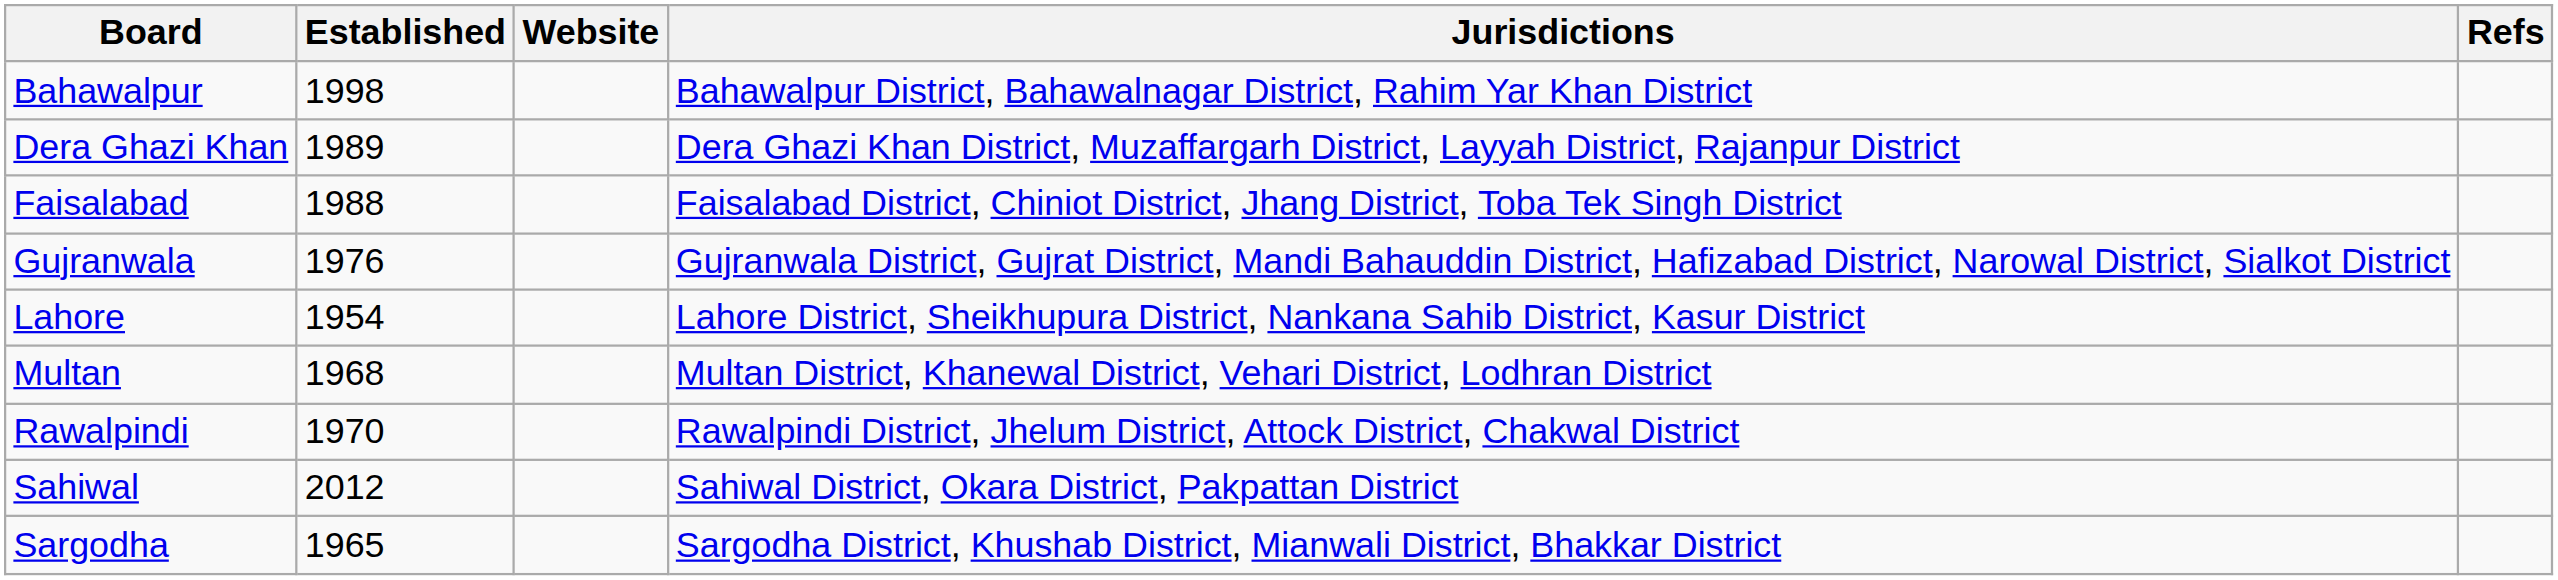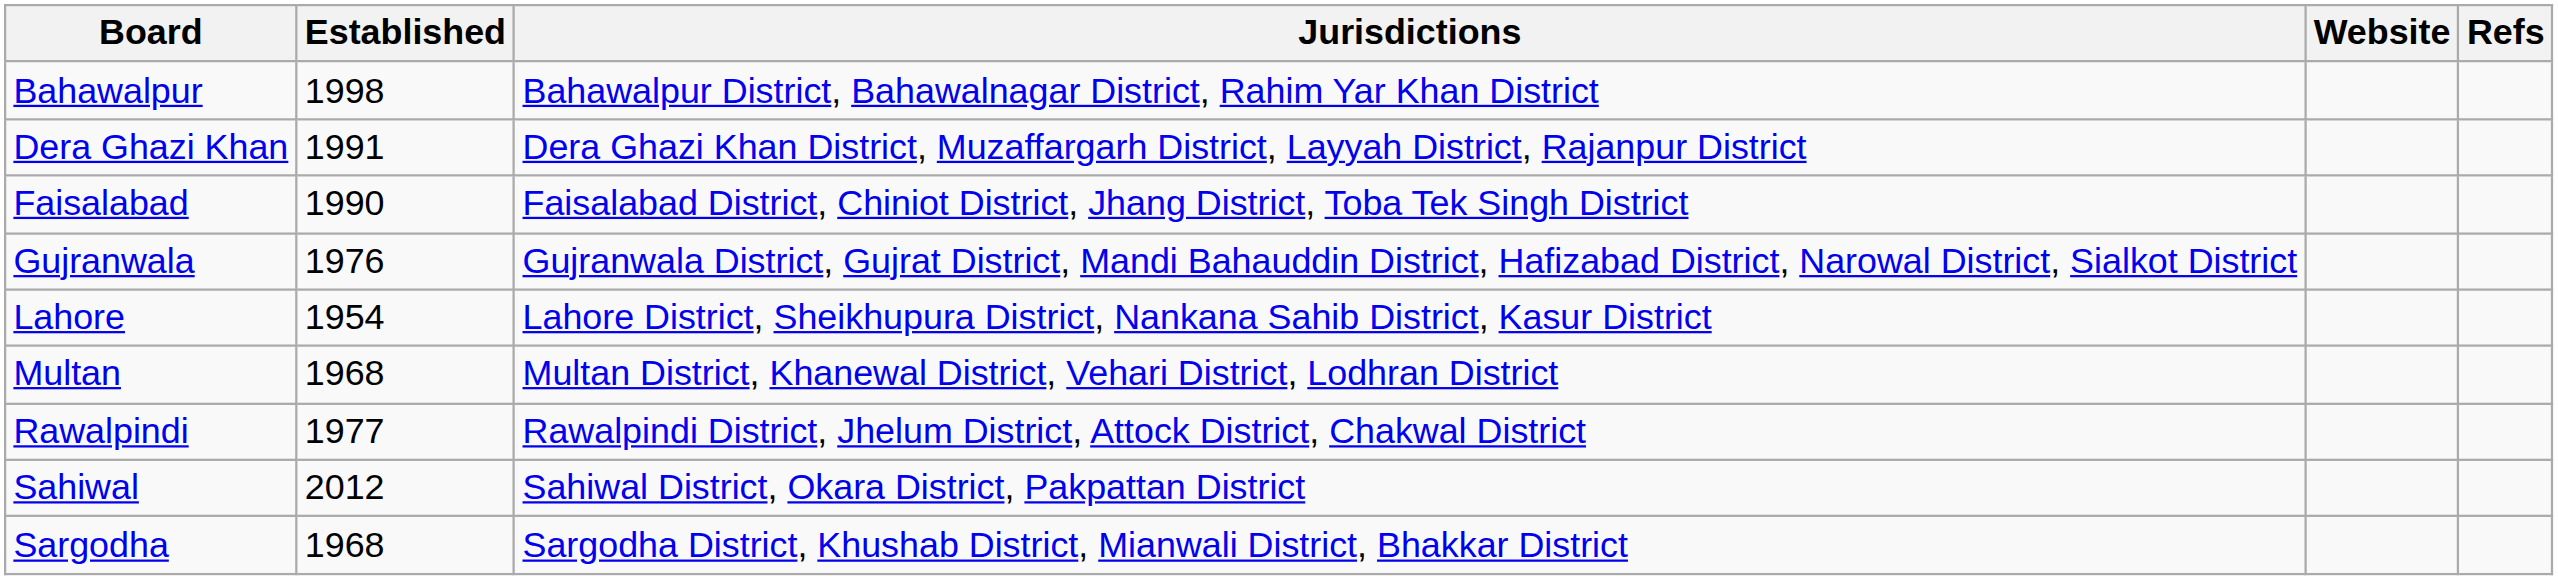columns swapped: (1563, 32) <-> (591, 32)
(345, 146) 1989 -> (345, 146) 1991
(345, 203) 1988 -> (345, 203) 1990
(345, 430) 1970 -> (345, 430) 1977
(345, 544) 1965 -> (345, 544) 1968
